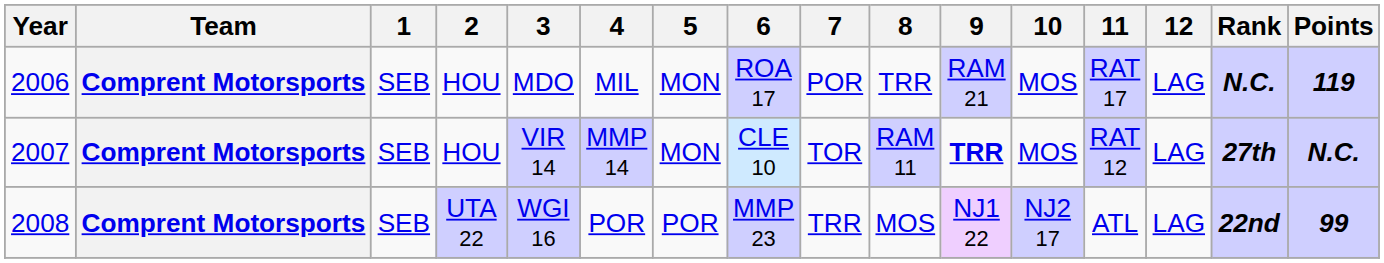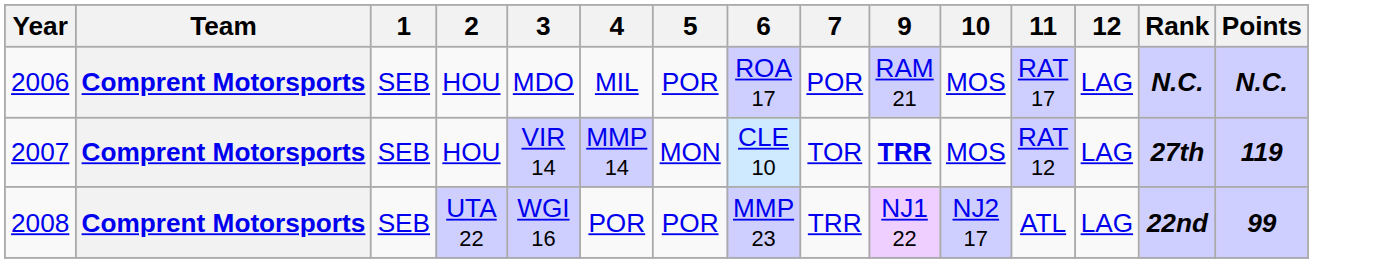- column: (905, 26)
(690, 82) MON -> (690, 82) POR
(1334, 82) 119 -> (1262, 82) N.C.
(1334, 152) N.C. -> (1262, 152) 119
